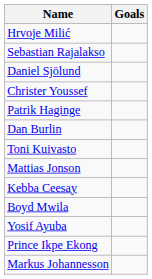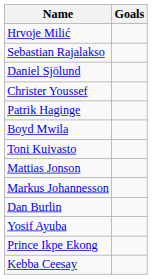rows swapped: (38, 206) <-> (34, 129)
rows swapped: (42, 187) <-> (58, 264)
